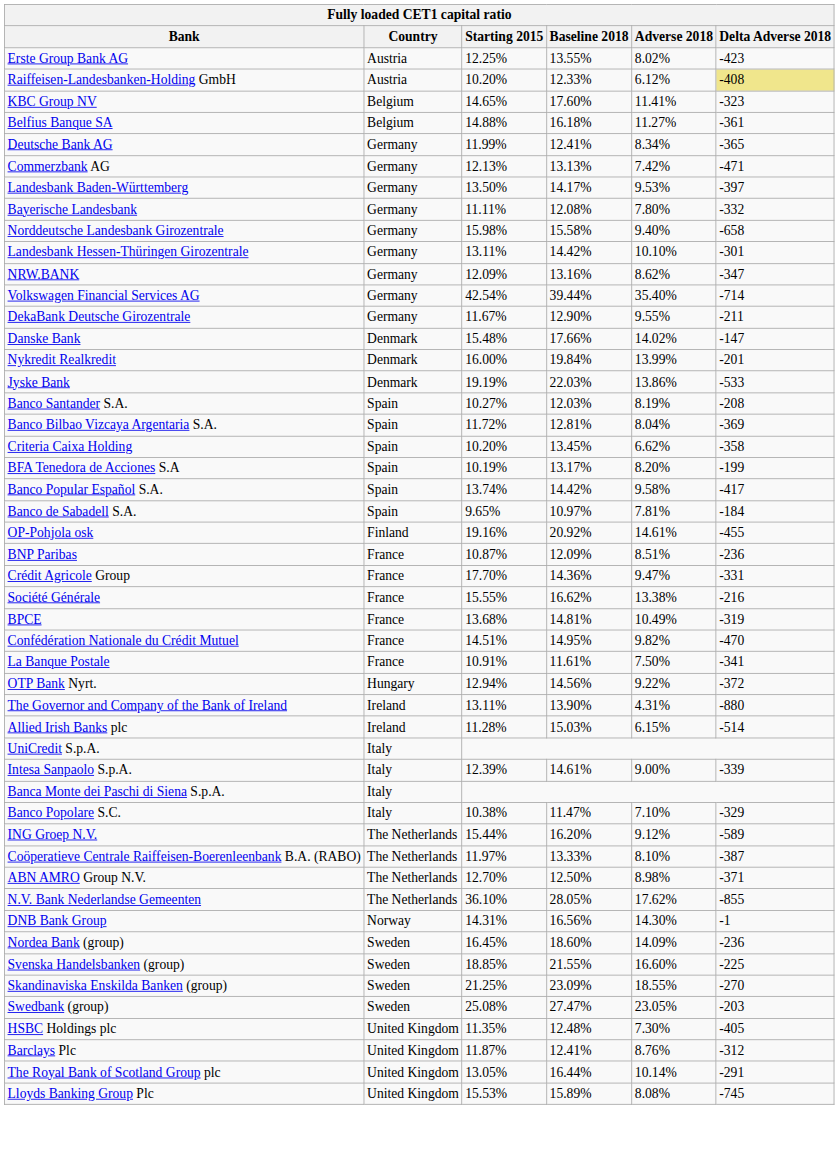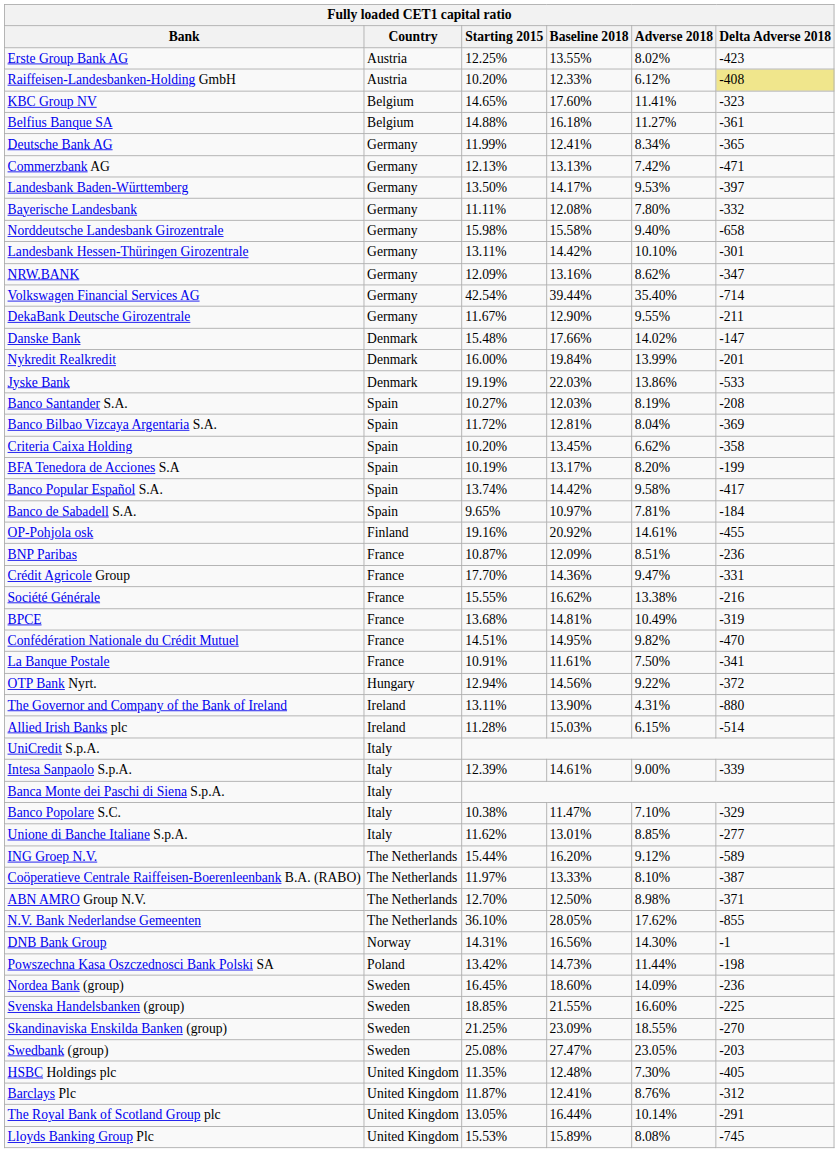+ row: (98, 834)
+ row: (141, 964)
